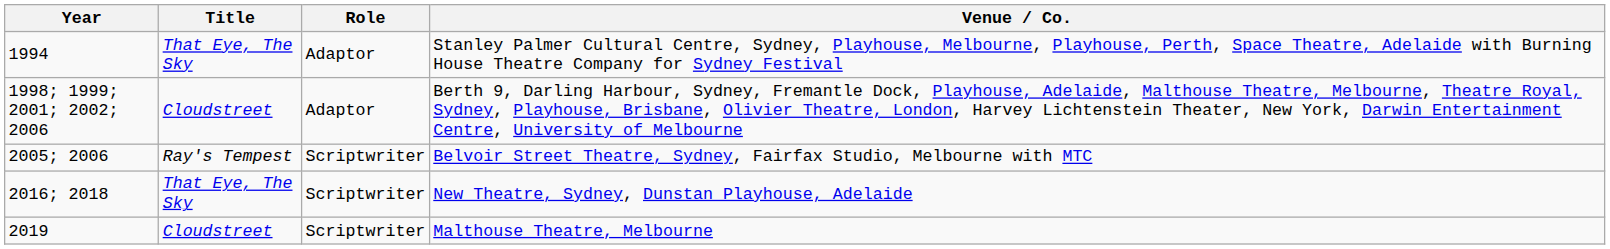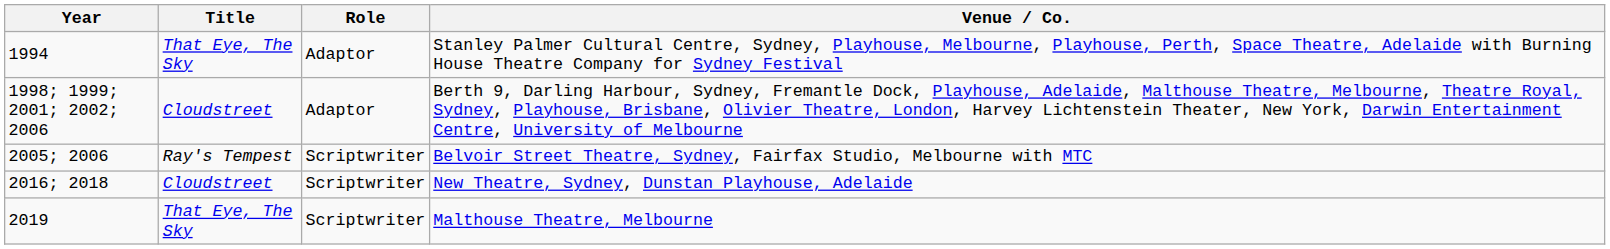(228, 194) That Eye, The Sky -> (218, 184) Cloudstreet
(218, 231) Cloudstreet -> (228, 221) That Eye, The Sky
